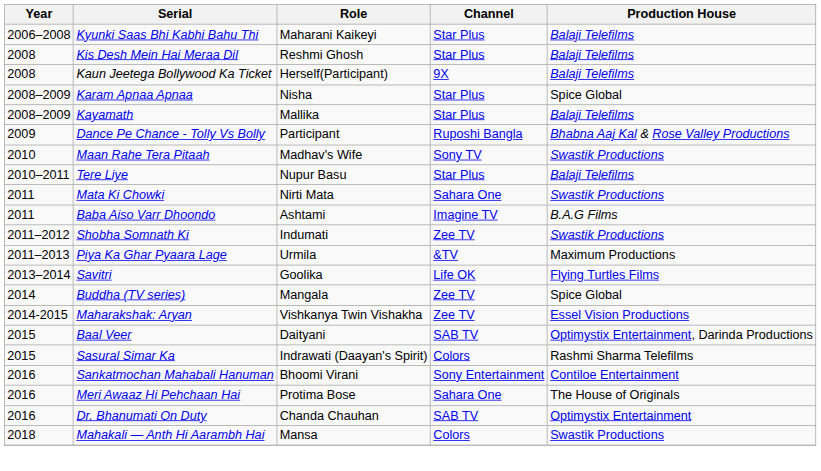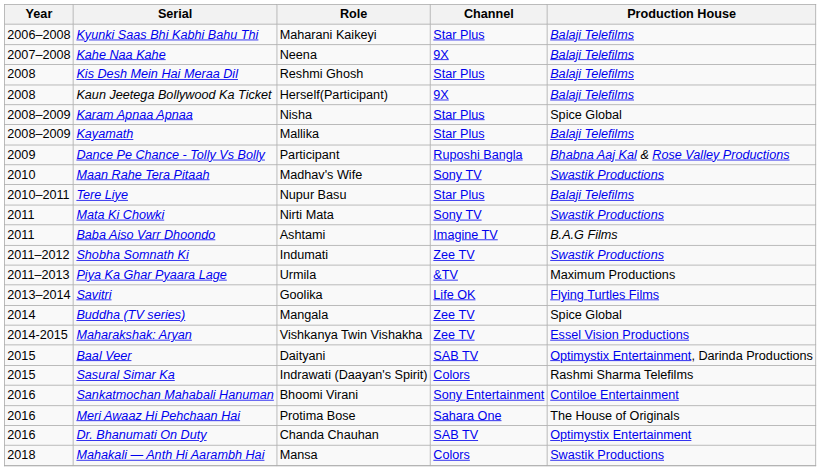+ row: (121, 54)
(467, 194) Sahara One -> (457, 214) Sony TV
